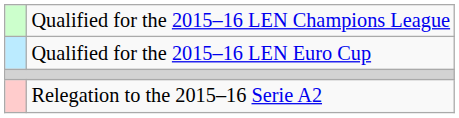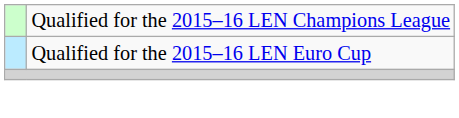- row: (177, 95)
